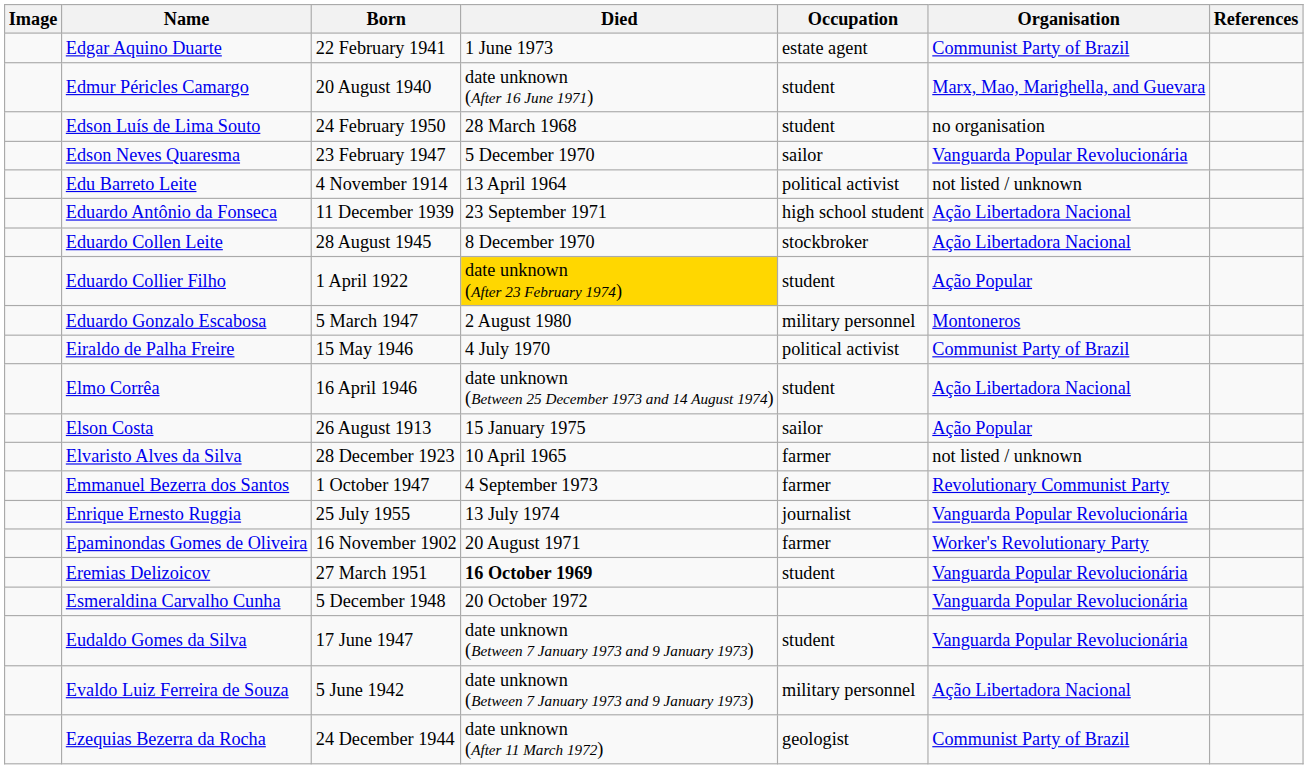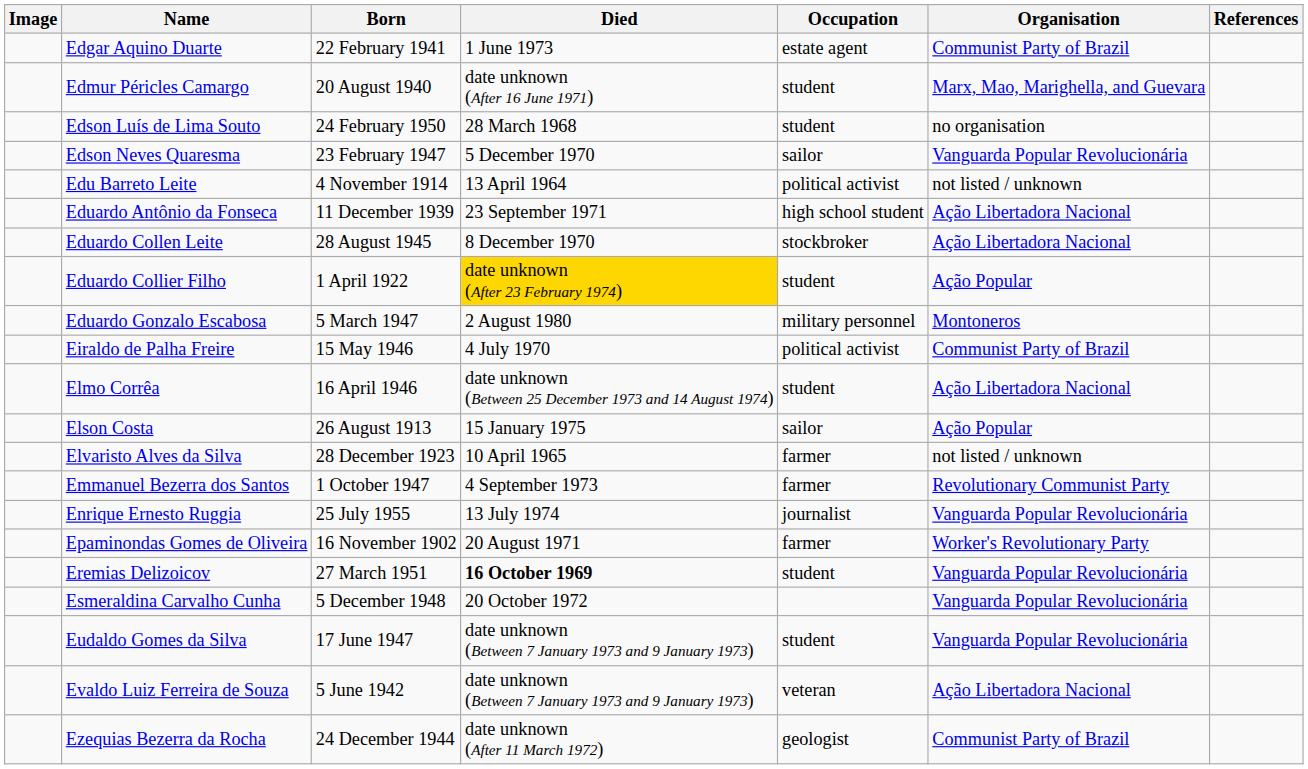(849, 689) military personnel -> (809, 689) veteran
